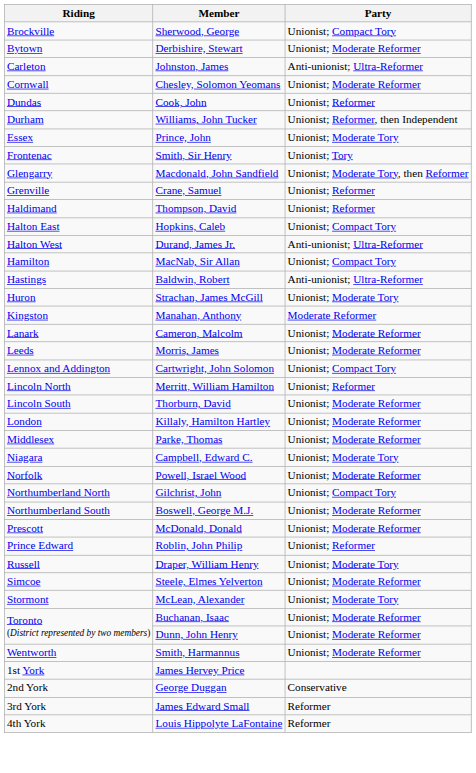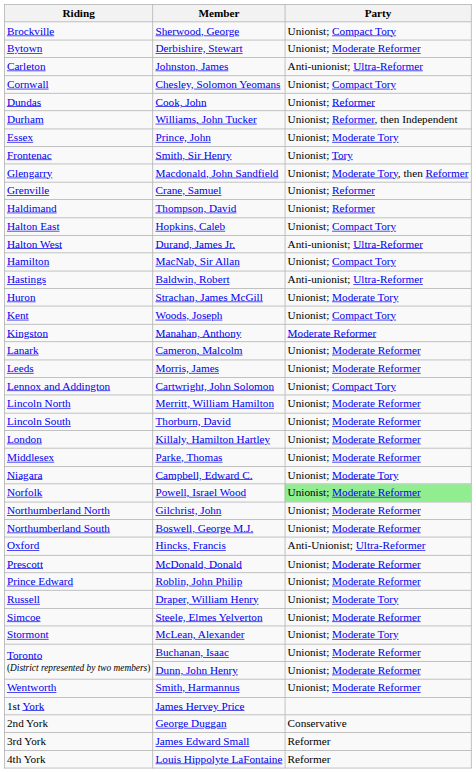(354, 84) Unionist; Moderate Reformer -> (342, 84) Unionist; Compact Tory
+ row: (189, 315)
(331, 386) Unionist; Reformer -> (354, 404) Unionist; Moderate Reformer
(354, 475) no background -> (354, 492) lightgreen background
(342, 492) Unionist; Compact Tory -> (354, 510) Unionist; Moderate Reformer
+ row: (191, 546)
(331, 546) Unionist; Reformer -> (354, 581) Unionist; Moderate Reformer
